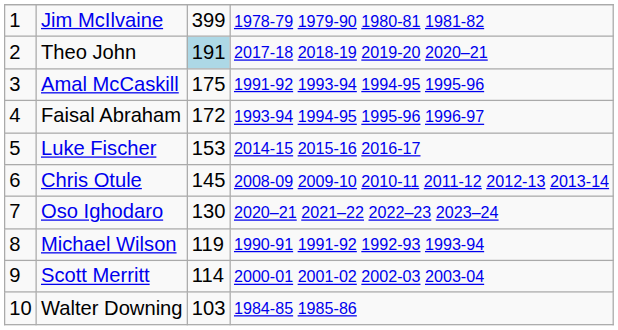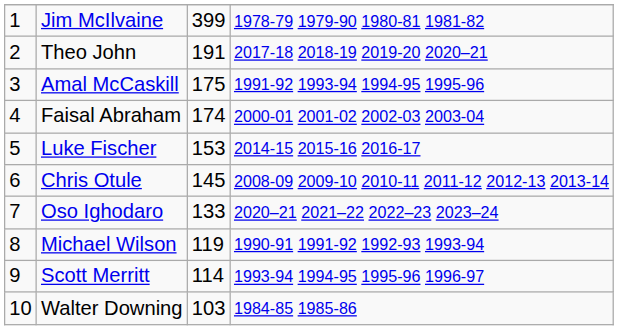(209, 52) lightblue background -> (209, 52) no background
(209, 116) 172 -> (209, 116) 174
(359, 117) 1993-94 1994-95 1995-96 1996-97 -> (359, 117) 2000-01 2001-02 2002-03 2003-04
(209, 212) 130 -> (209, 212) 133
(359, 276) 2000-01 2001-02 2002-03 2003-04 -> (359, 276) 1993-94 1994-95 1995-96 1996-97
